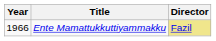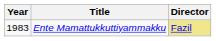(18, 28) 1966 -> (18, 28) 1983
